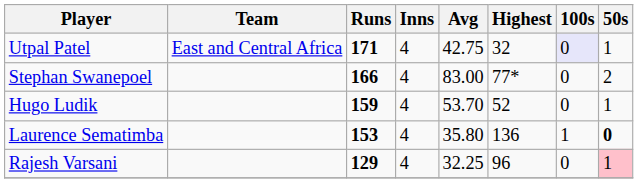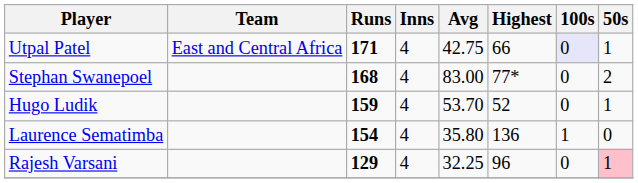(501, 47) 32 -> (501, 47) 66
(364, 76) 166 -> (364, 76) 168
(364, 134) 153 -> (364, 134) 154
(608, 134) bold -> (608, 134) normal
